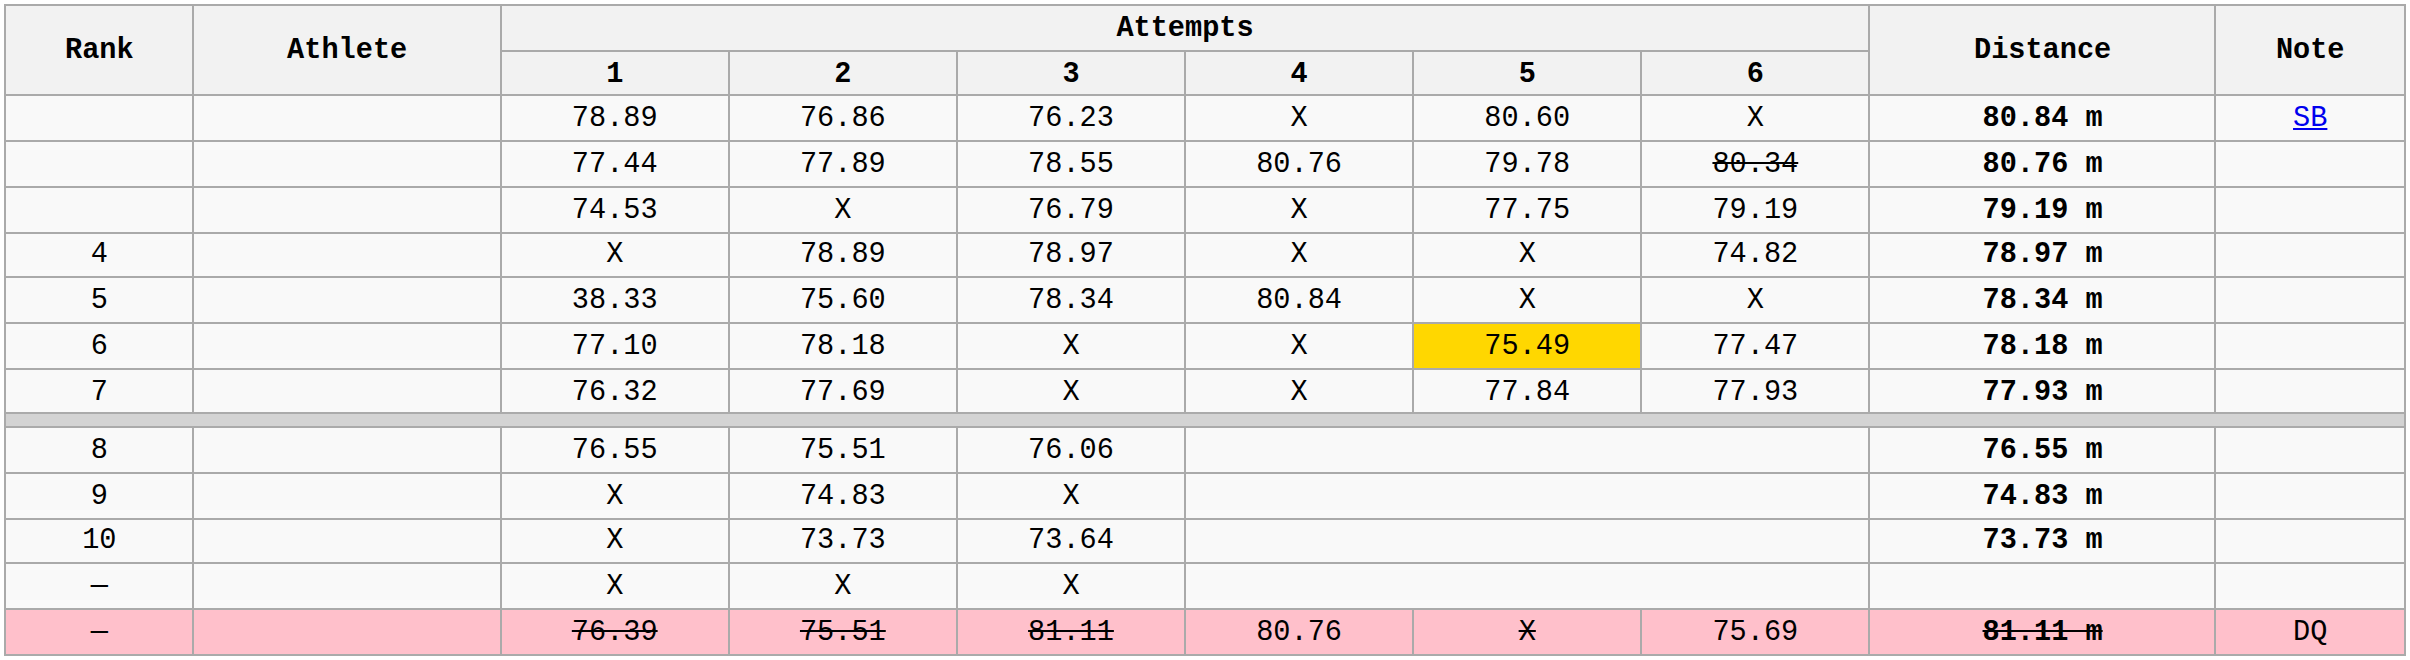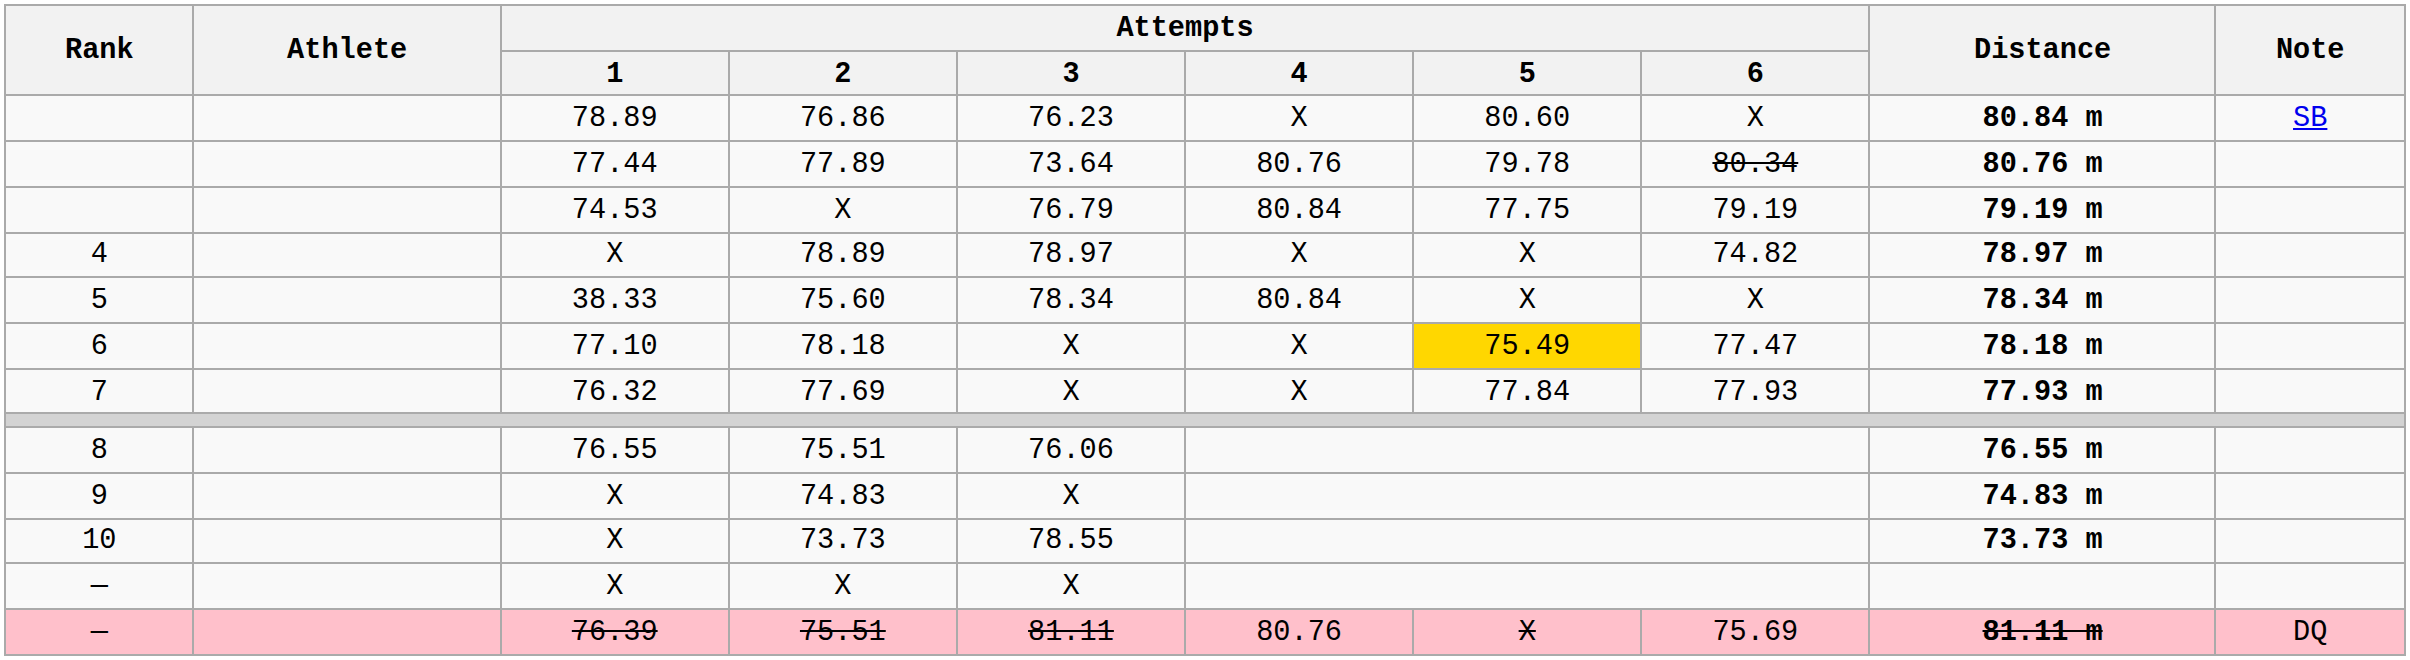(1071, 164) 78.55 -> (1071, 164) 73.64
(1299, 210) X -> (1299, 210) 80.84
(1071, 541) 73.64 -> (1071, 541) 78.55
